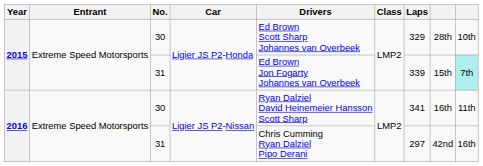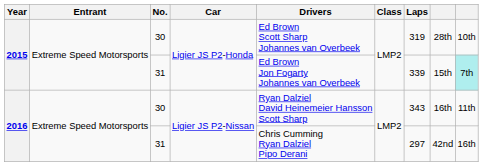(417, 37) 329 -> (417, 37) 319
(417, 108) 341 -> (417, 108) 343
